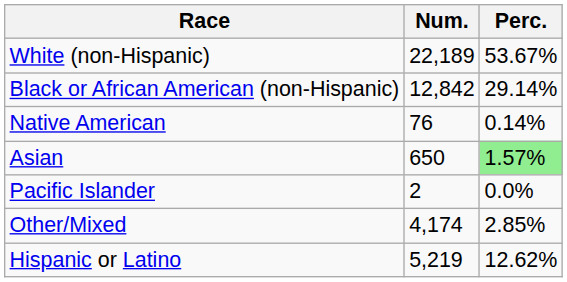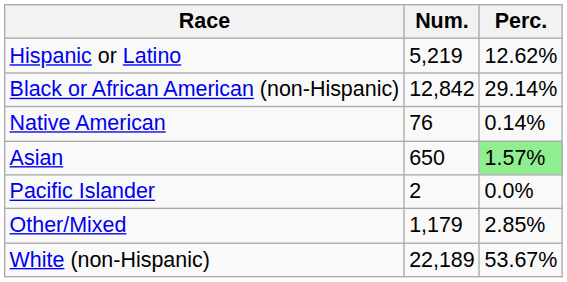rows swapped: (110, 55) <-> (95, 259)
(436, 225) 4,174 -> (436, 225) 1,179
